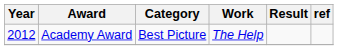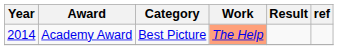(21, 34) 2012 -> (21, 34) 2014
(238, 34) no background -> (238, 34) lightsalmon background
